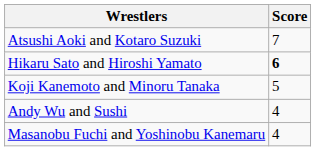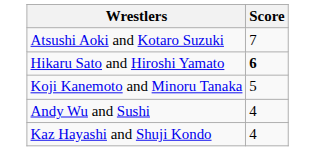+ row: (121, 134)
- row: (136, 134)
